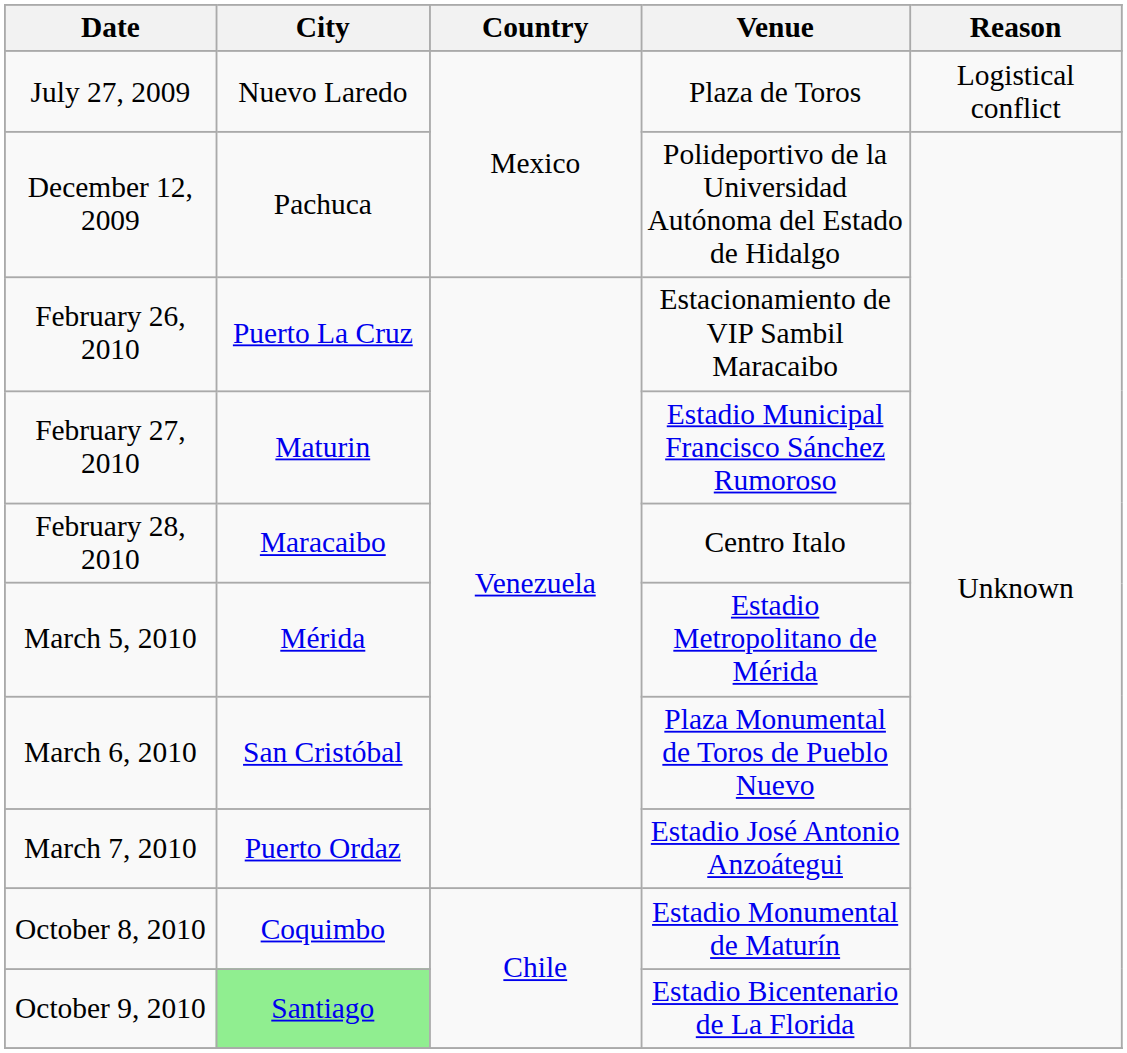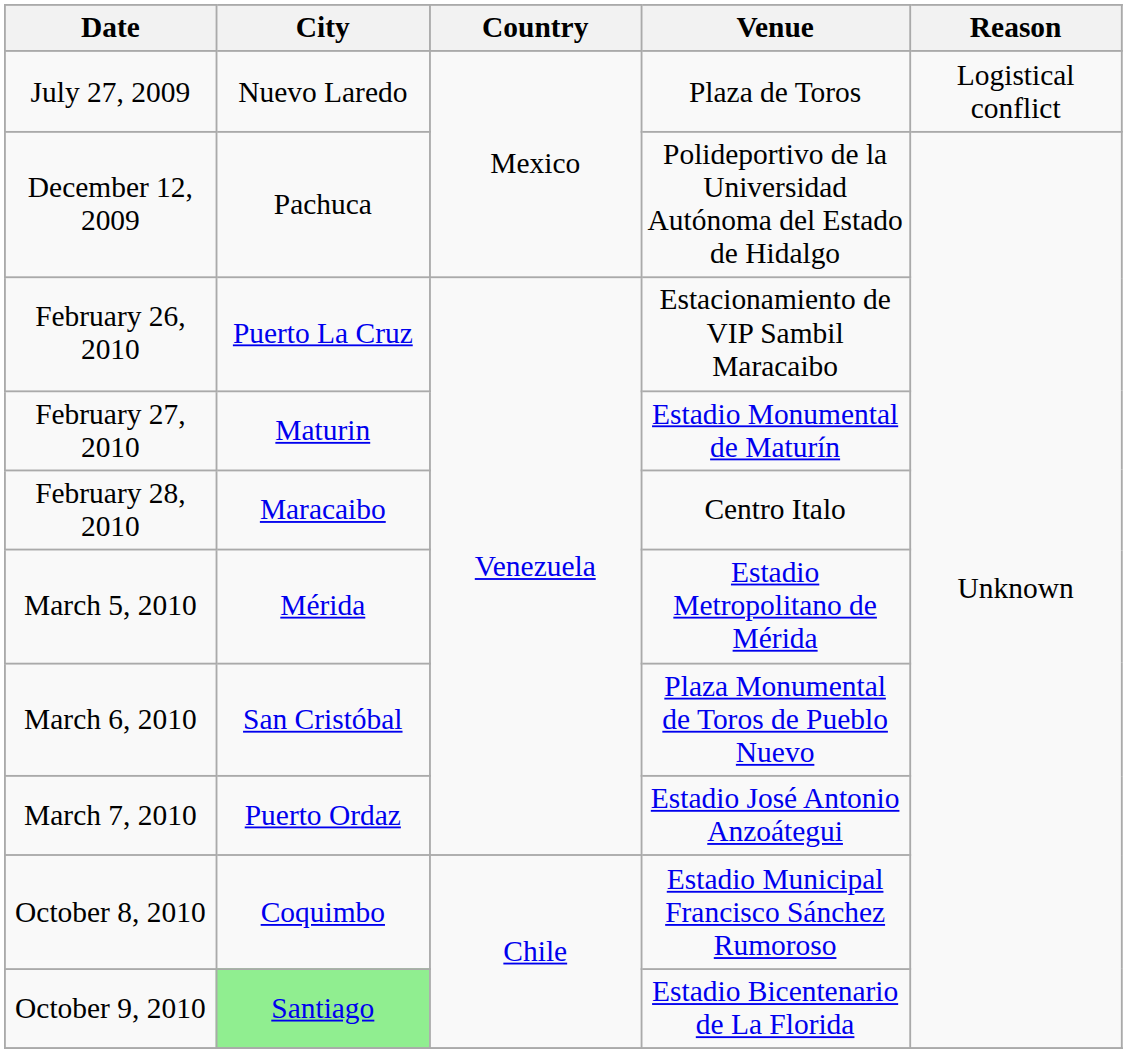(775, 446) Estadio Municipal Francisco Sánchez Rumoroso -> (775, 429) Estadio Monumental de Maturín
(775, 928) Estadio Monumental de Maturín -> (775, 911) Estadio Municipal Francisco Sánchez Rumoroso
